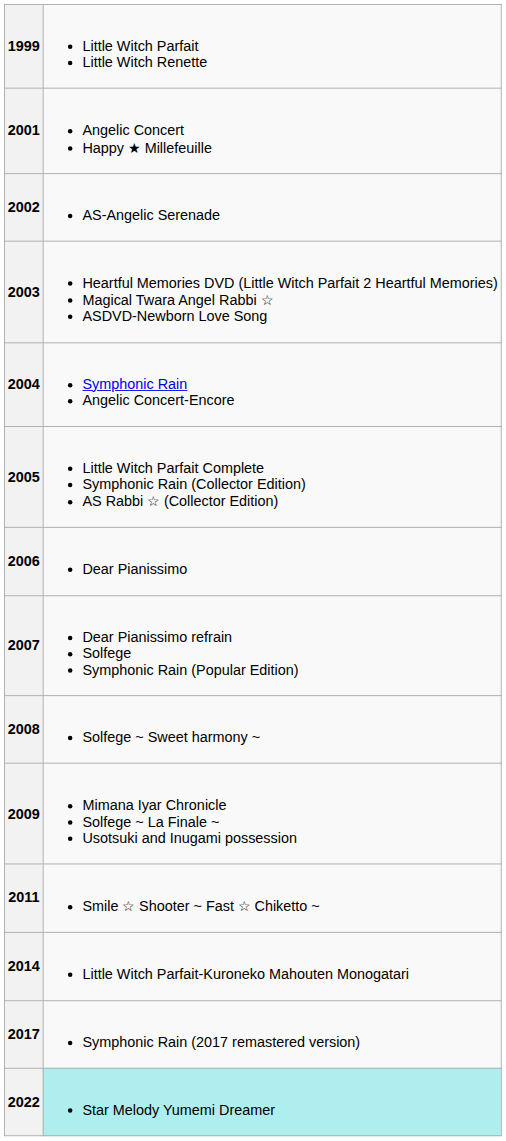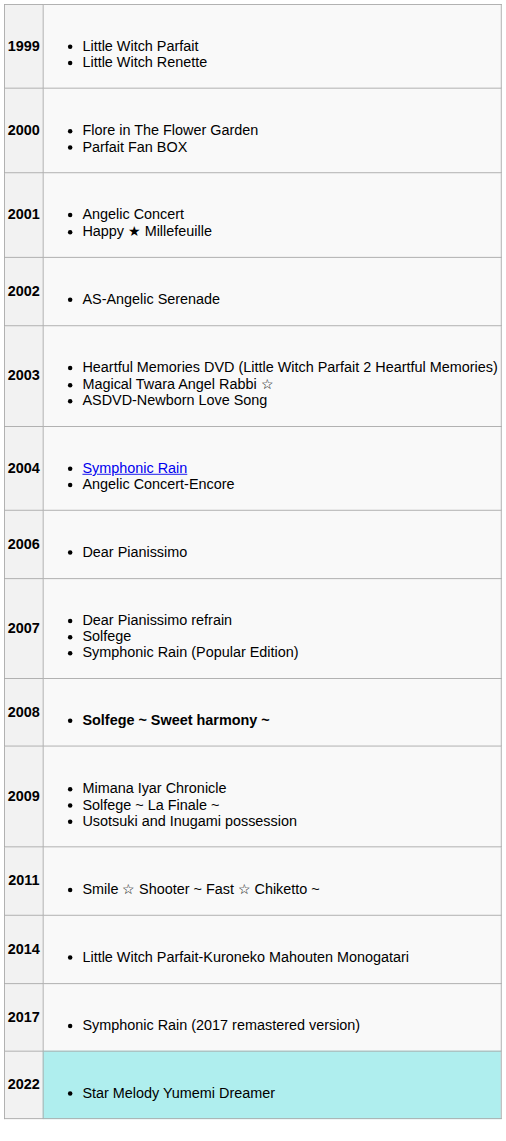+ row: (24, 130)
- row: (24, 477)
(272, 738) normal -> (272, 721) bold
